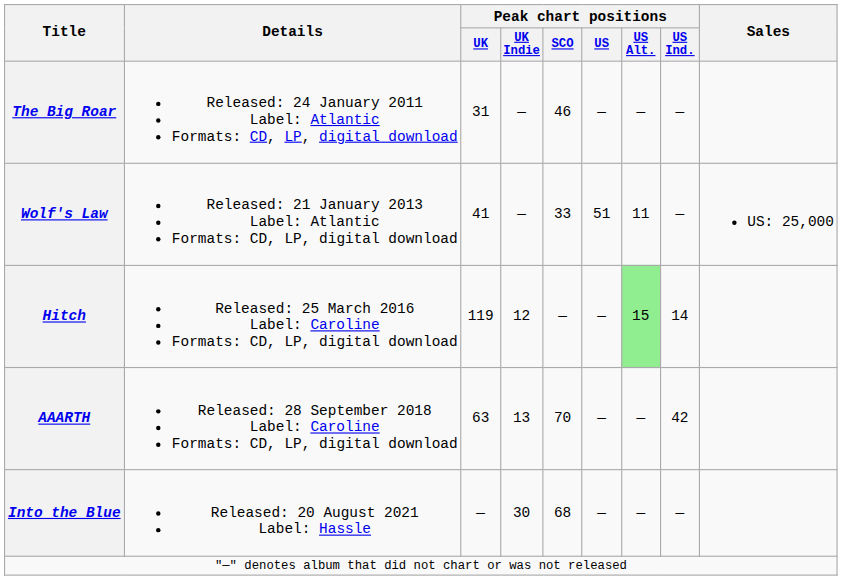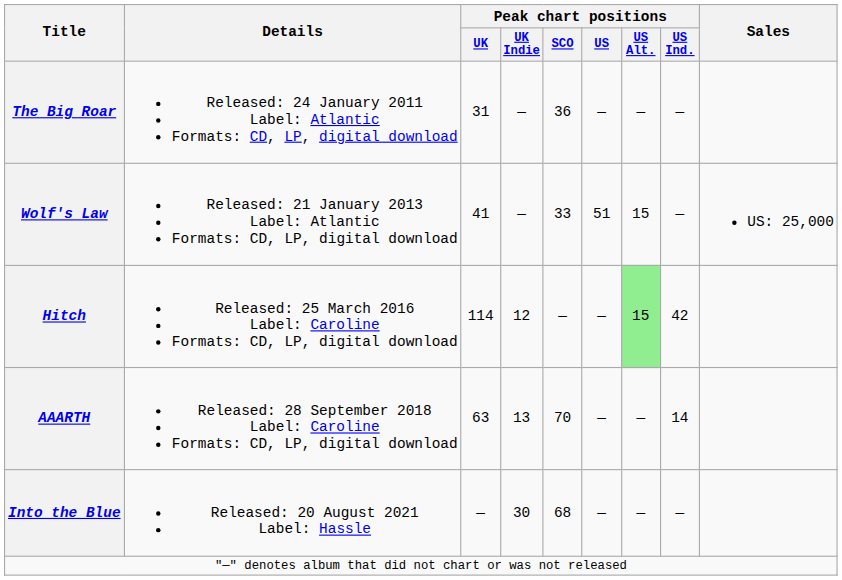(563, 112) 46 -> (563, 112) 36
(641, 214) 11 -> (641, 214) 15
(481, 317) 119 -> (481, 317) 114
(680, 317) 14 -> (680, 317) 42
(680, 419) 42 -> (680, 419) 14
